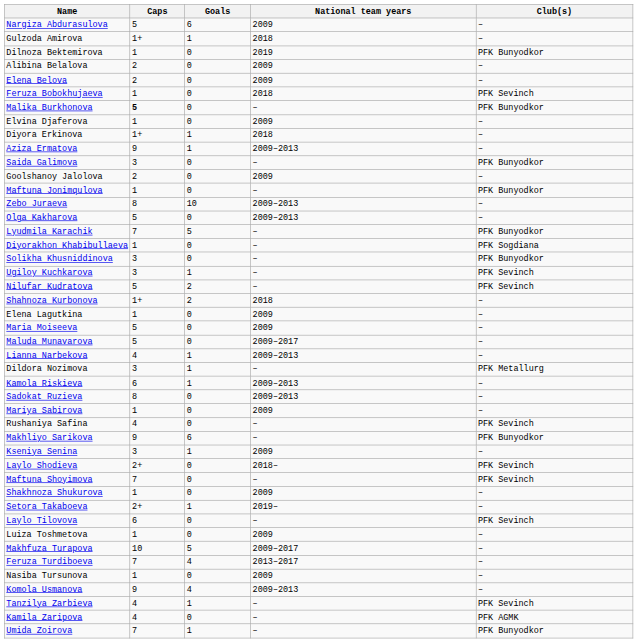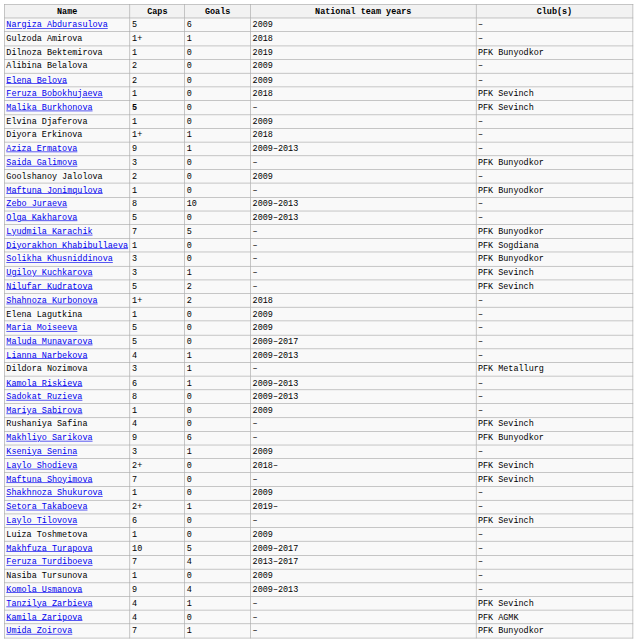(511, 108) PFK Bunyodkor -> (506, 108) PFK Sevinch
